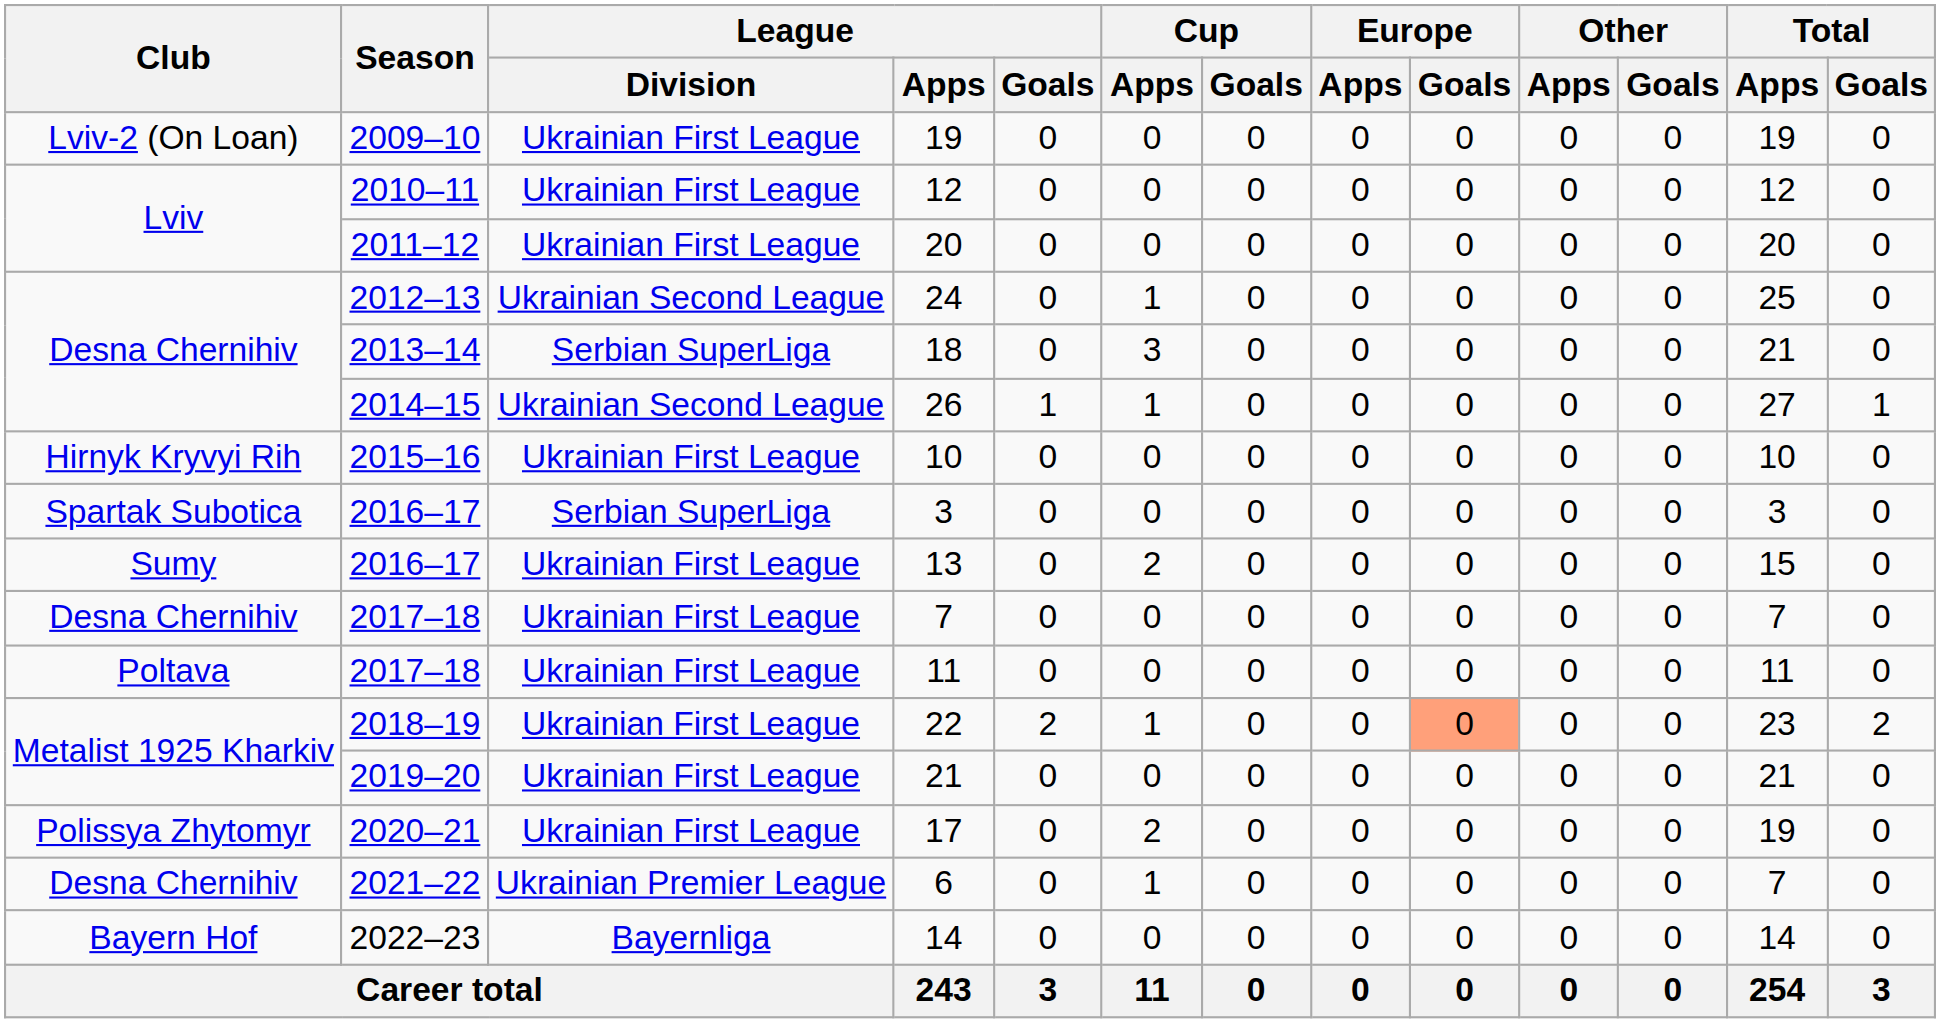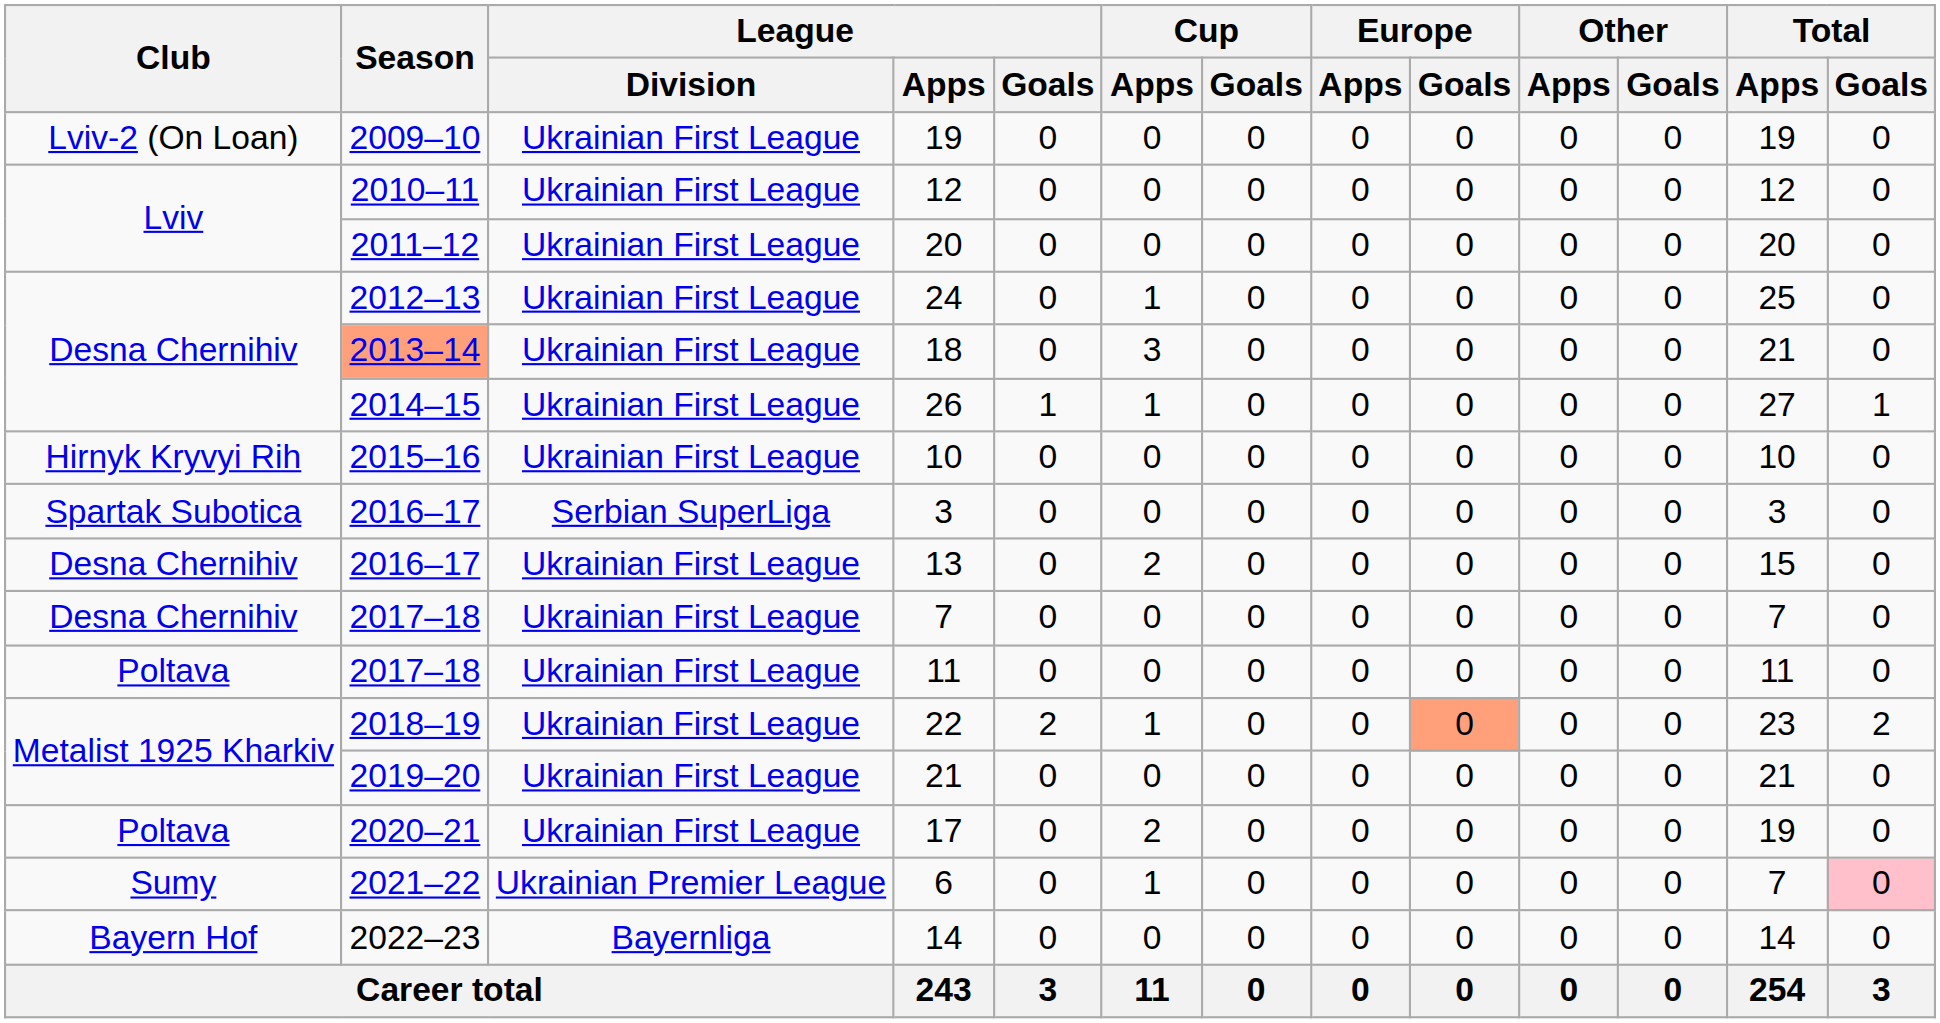(691, 297) Ukrainian Second League -> (691, 297) Ukrainian First League
(415, 350) no background -> (415, 350) lightsalmon background
(691, 350) Serbian SuperLiga -> (691, 350) Ukrainian First League
(691, 404) Ukrainian Second League -> (691, 404) Ukrainian First League
(173, 564) Sumy -> (173, 564) Desna Chernihiv
(173, 830) Polissya Zhytomyr -> (173, 830) Poltava
(173, 883) Desna Chernihiv -> (173, 883) Sumy
(1881, 883) no background -> (1881, 883) pink background
